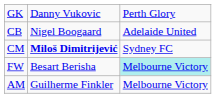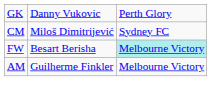- row: (14, 31)
(74, 48) bold -> (72, 31) normal
